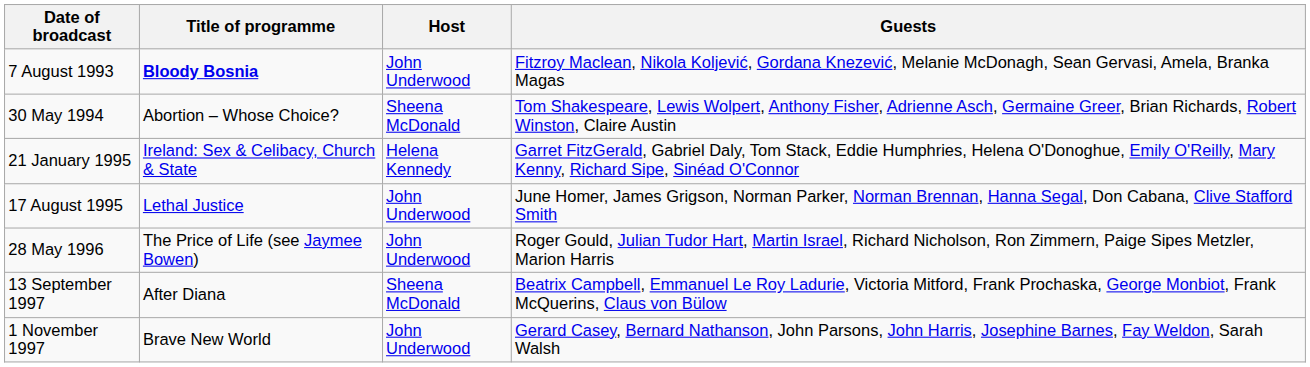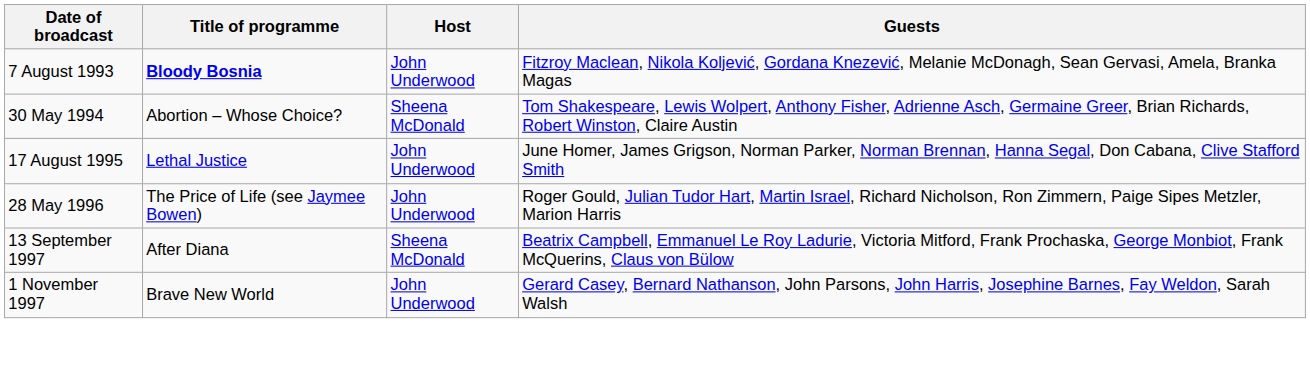- row: (70, 160)
